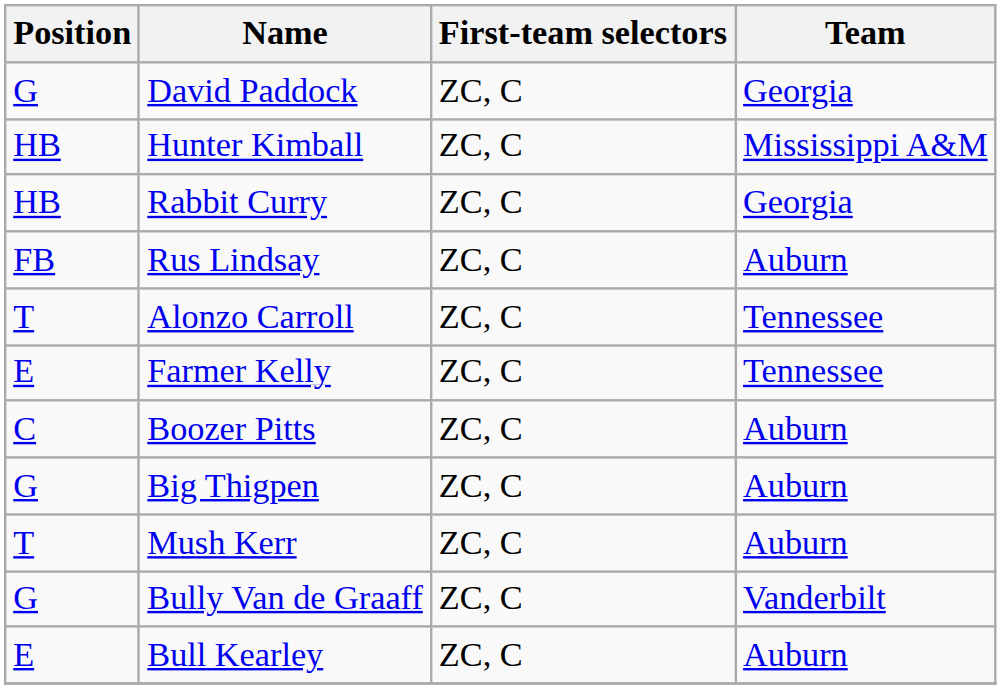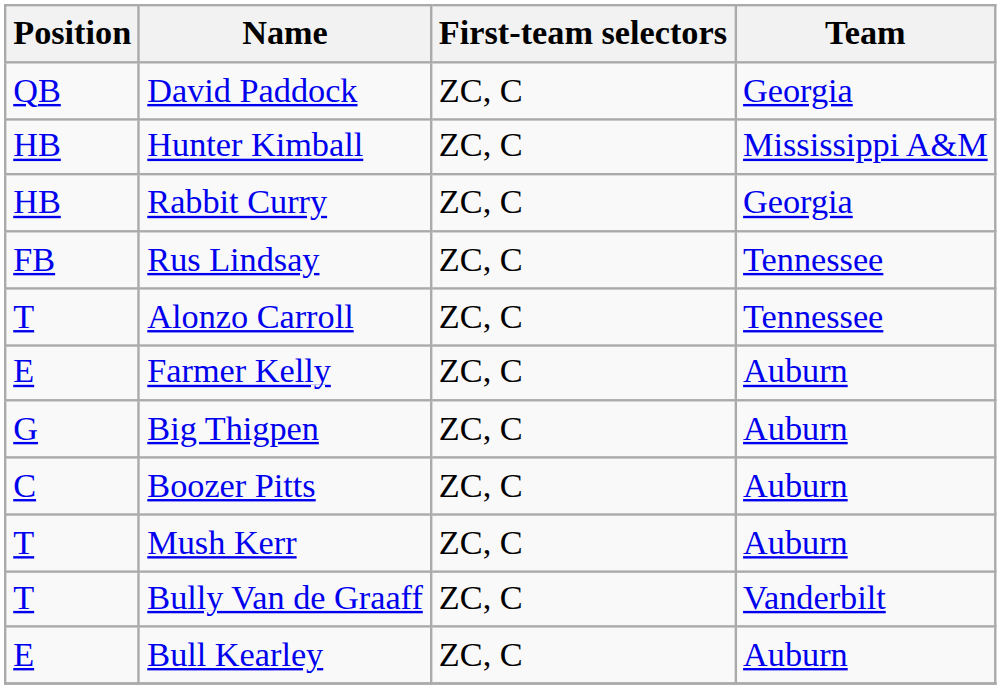(26, 89) G -> (37, 89) QB
(795, 259) Auburn -> (813, 259) Tennessee
(813, 372) Tennessee -> (795, 372) Auburn
rows swapped: (233, 485) <-> (231, 428)
(26, 598) G -> (24, 598) T
